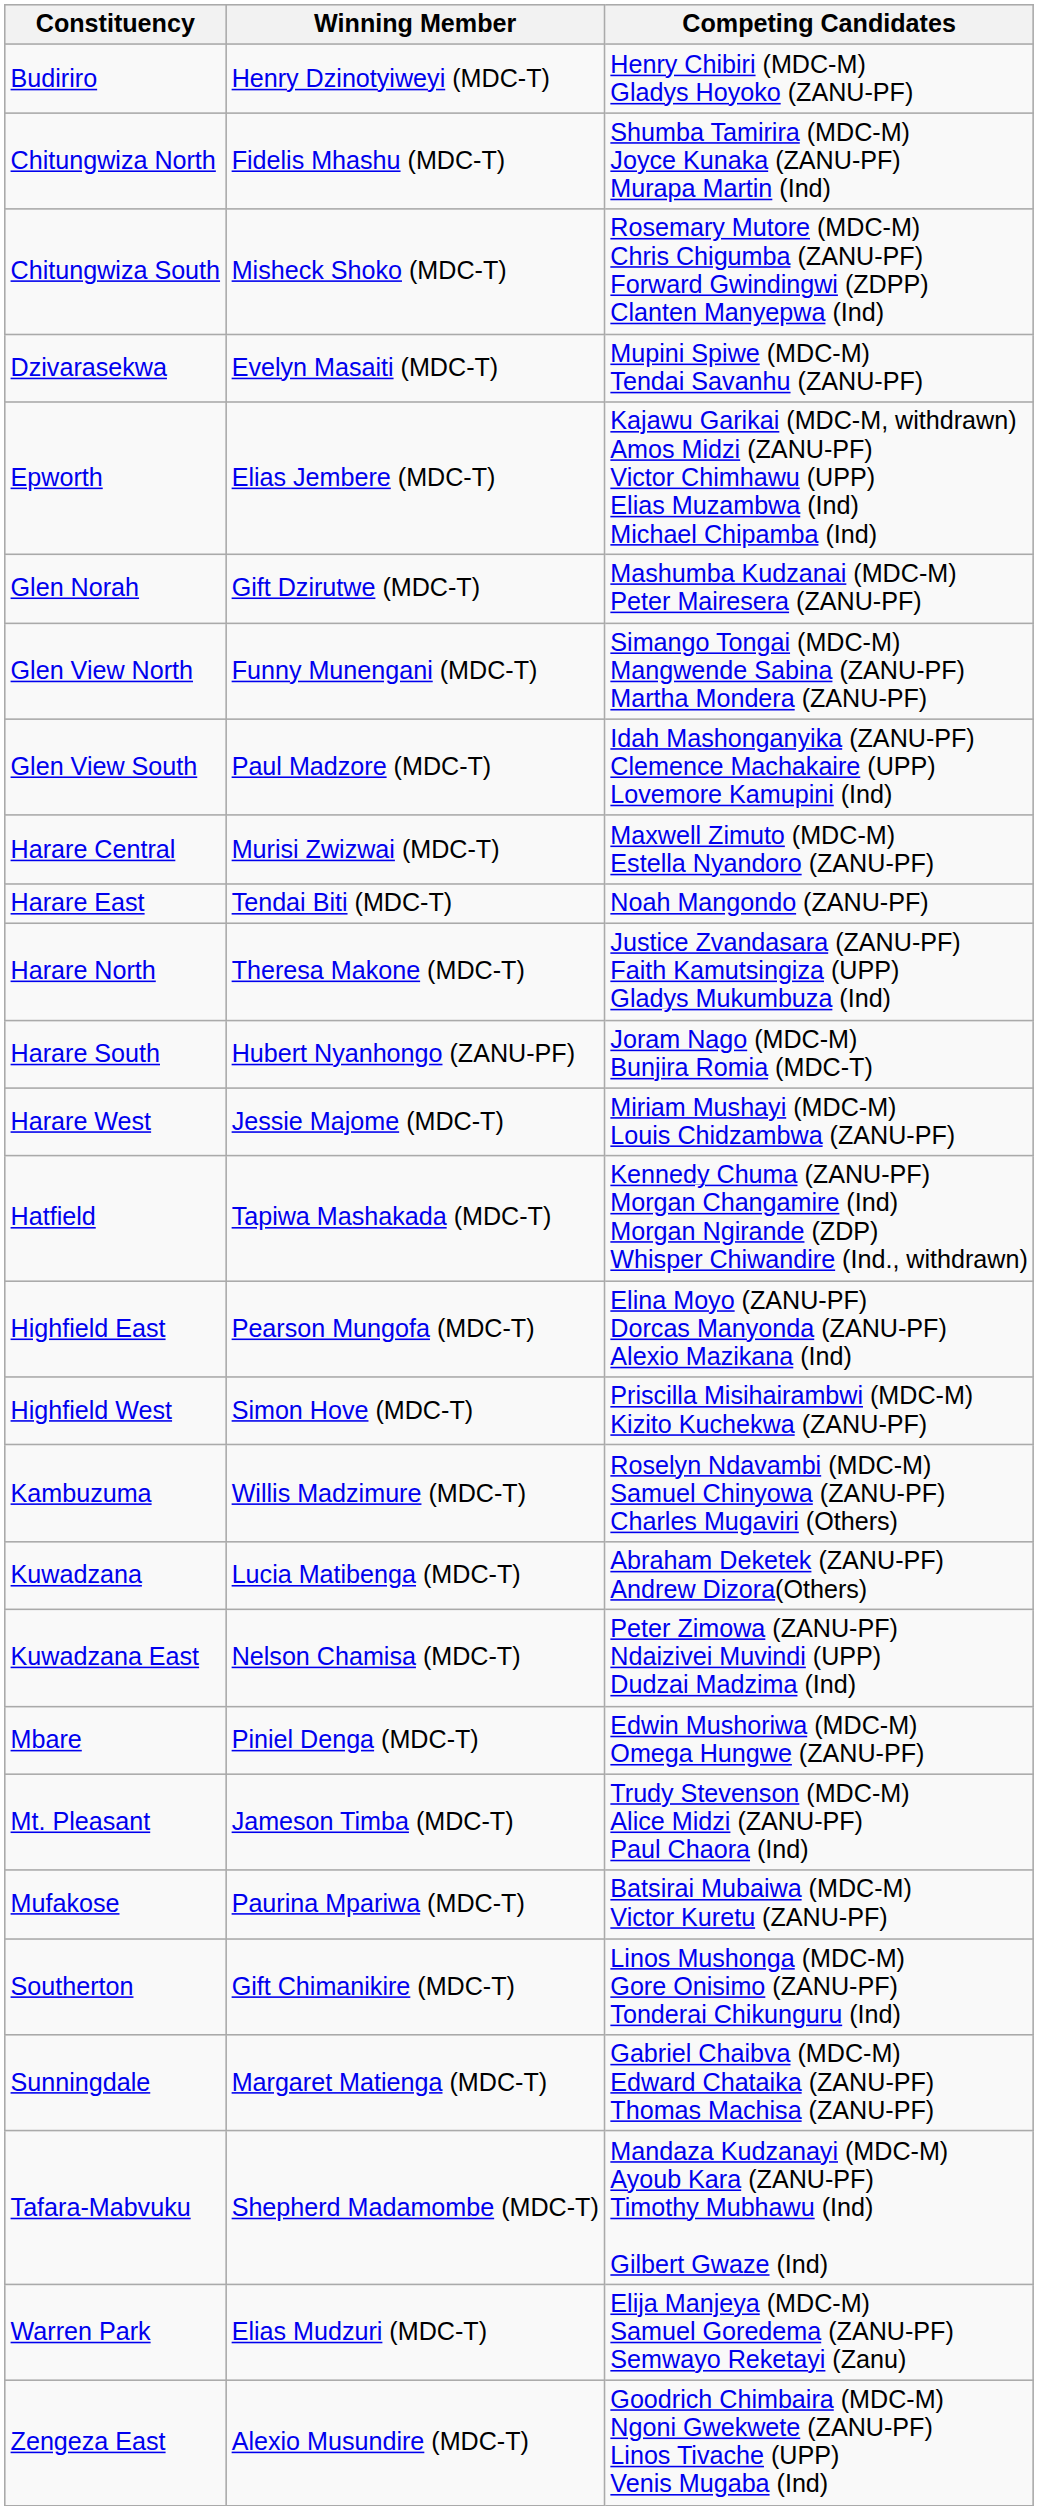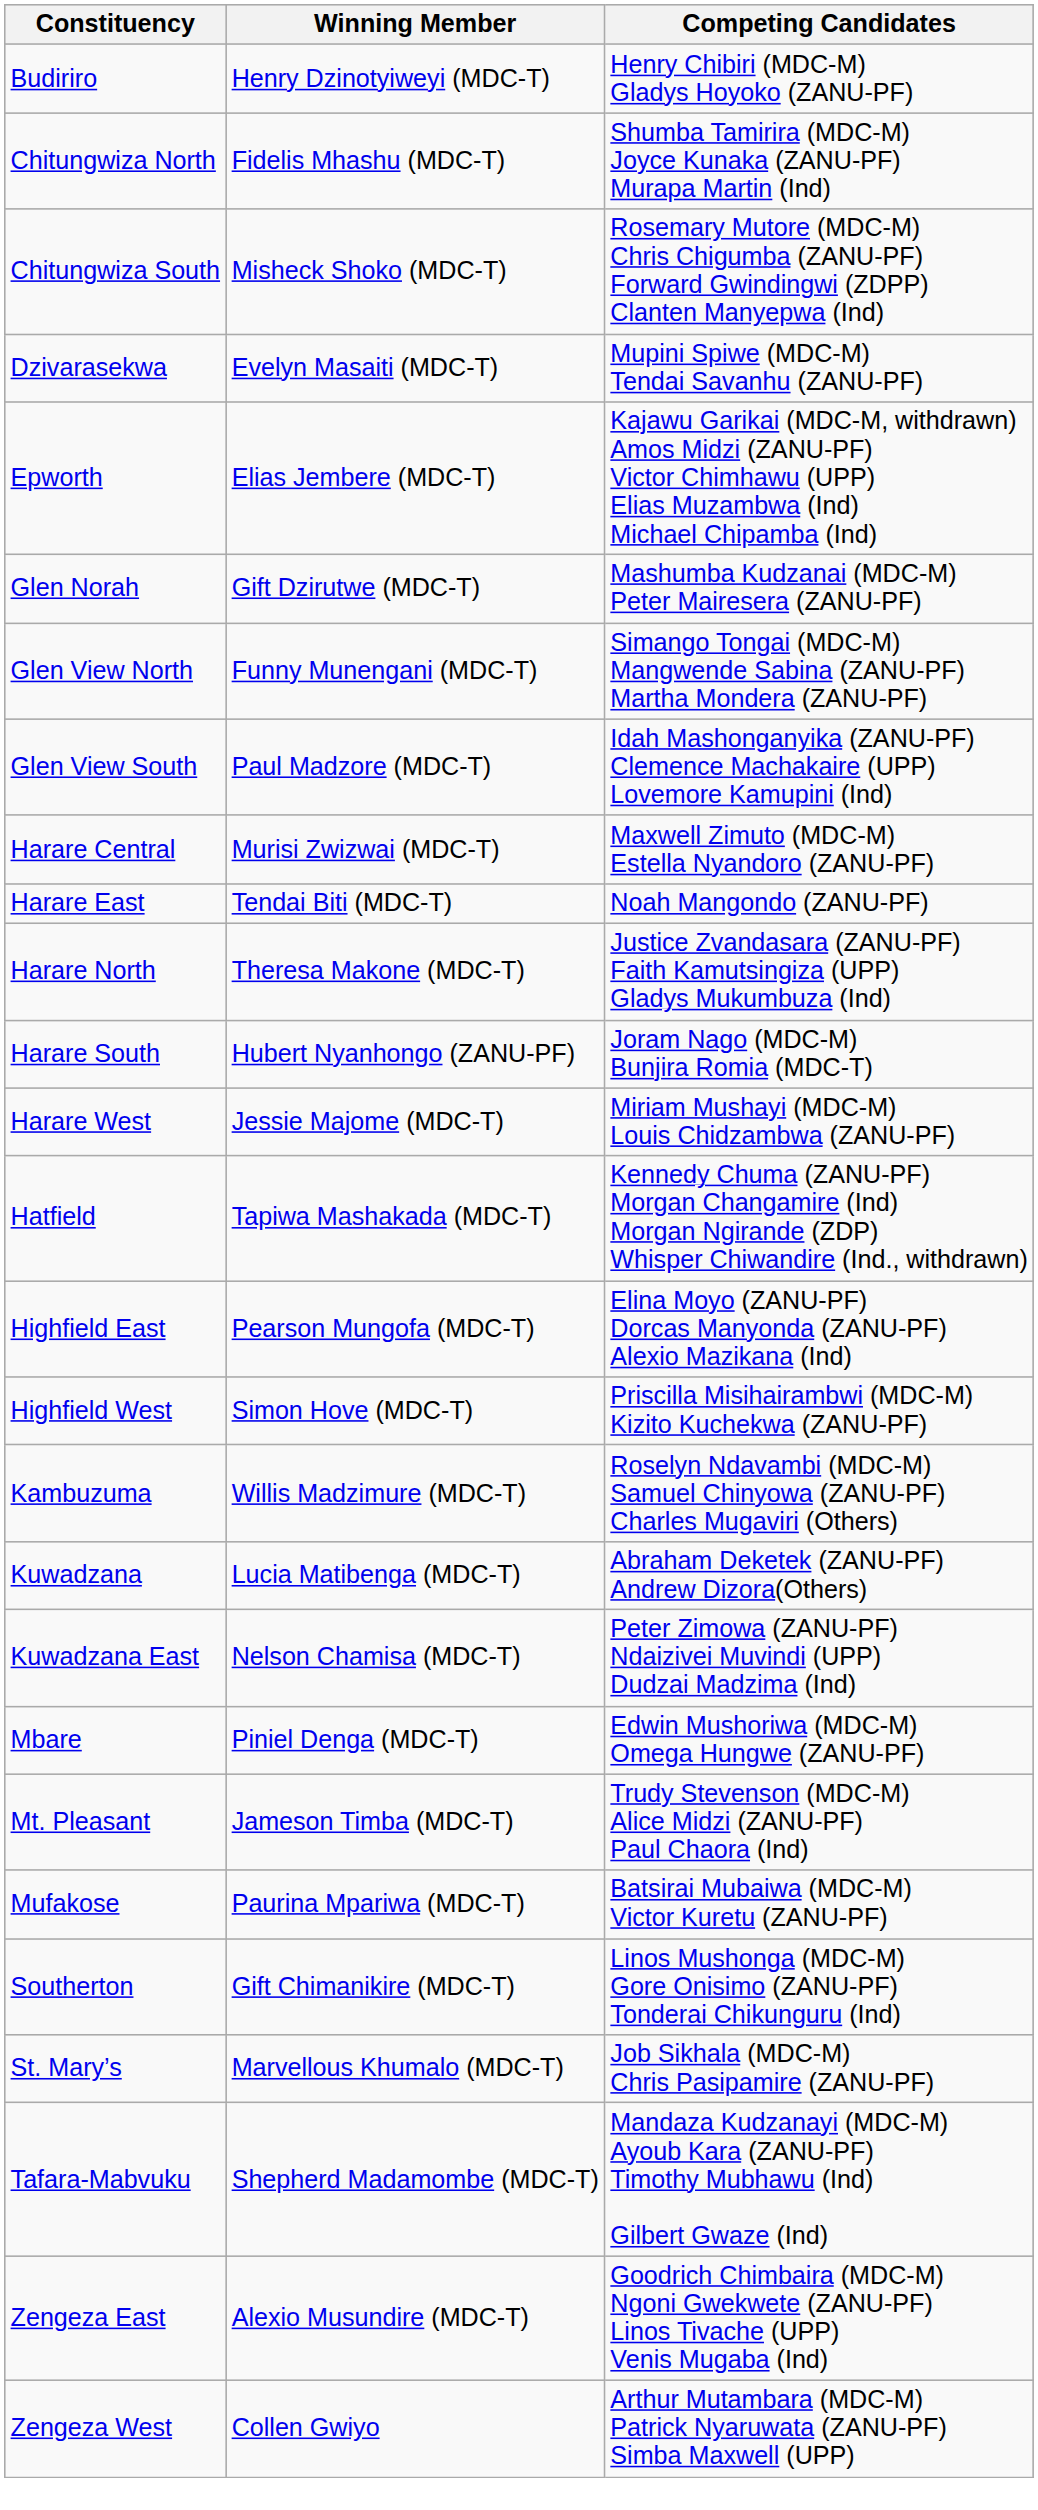+ row: (66, 2068)
- row: (80, 2082)
- row: (81, 2331)
+ row: (91, 2428)
